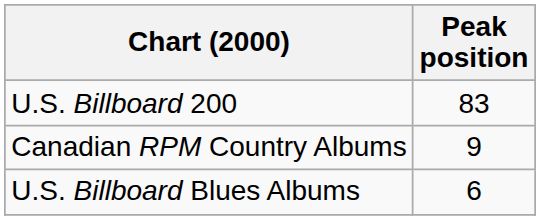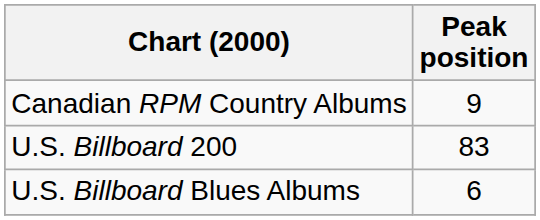rows swapped: (209, 147) <-> (124, 102)
